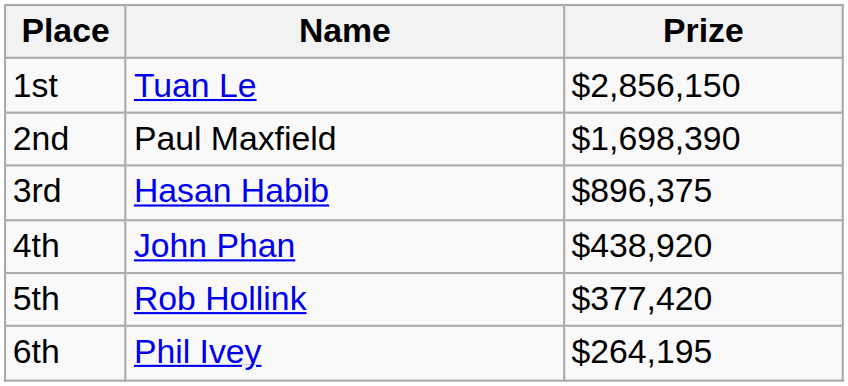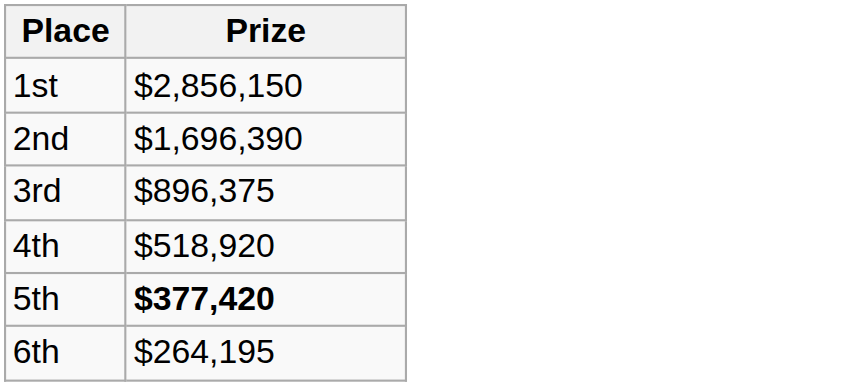- column: (345, 31)
(656, 138) $1,698,390 -> (218, 138) $1,696,390
(642, 245) $438,920 -> (204, 245) $518,920
(642, 298) normal -> (204, 298) bold
